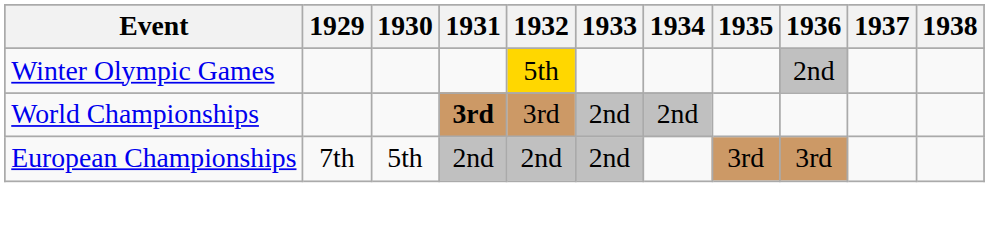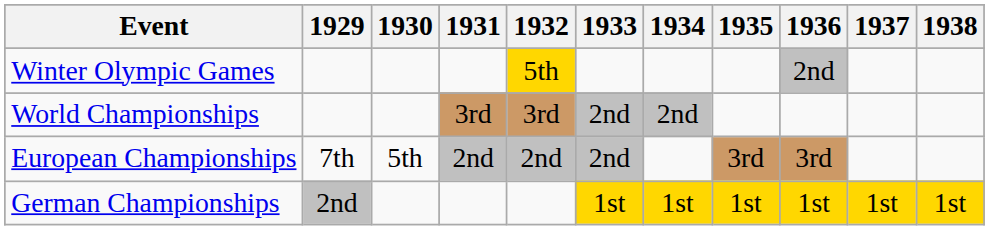(473, 114) bold -> (473, 114) normal
+ row: (145, 202)
